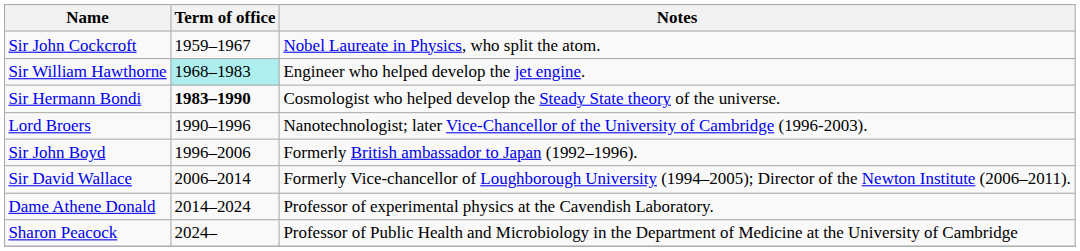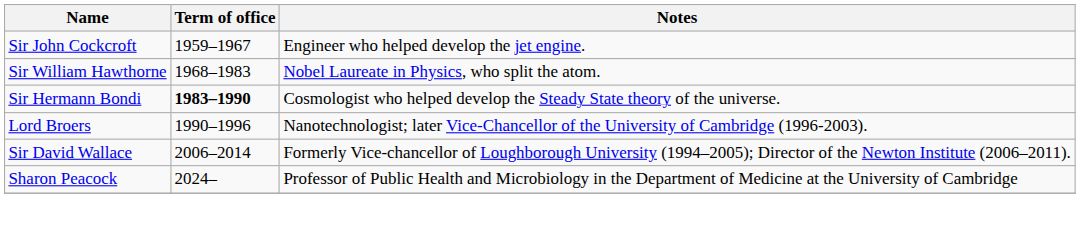(442, 44) Nobel Laureate in Physics, who split the atom. -> (434, 44) Engineer who helped develop the jet engine.
(213, 71) paleturquoise background -> (213, 71) no background
(434, 71) Engineer who helped develop the jet engine. -> (442, 71) Nobel Laureate in Physics, who split the atom.
- row: (57, 152)
- row: (82, 206)
